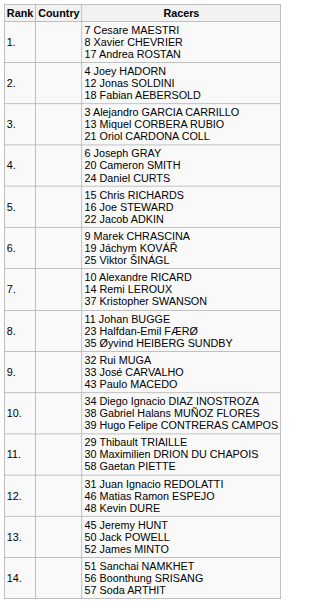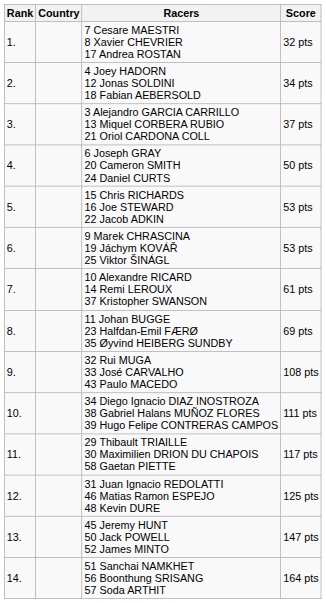+ column: (301, 13)
